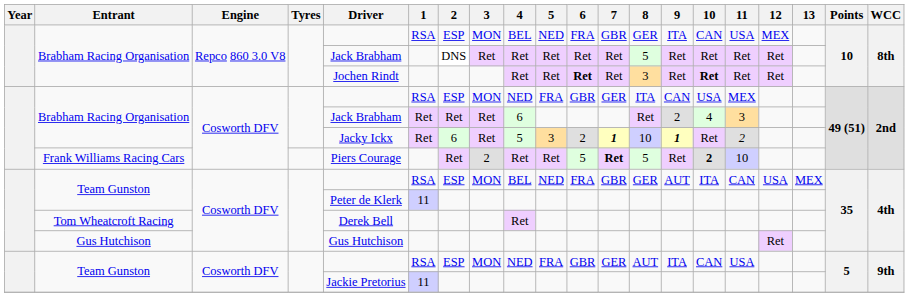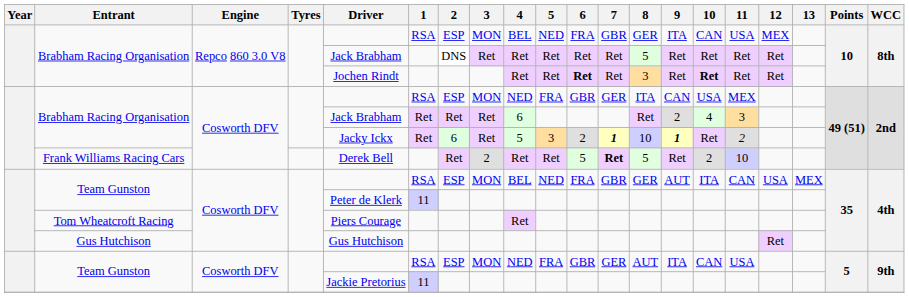(366, 158) Piers Courage -> (366, 158) Derek Bell
(709, 158) bold -> (709, 158) normal
(366, 220) Derek Bell -> (366, 220) Piers Courage
